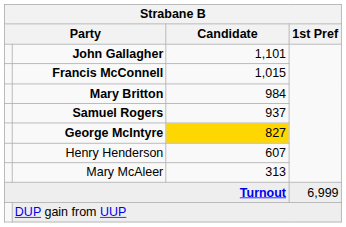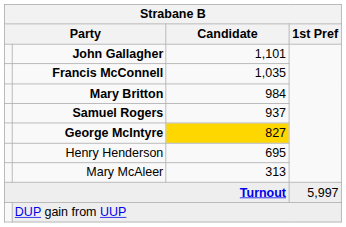(270, 73) 1,015 -> (270, 73) 1,035
(276, 152) 607 -> (276, 152) 695
(323, 192) 6,999 -> (323, 192) 5,997
